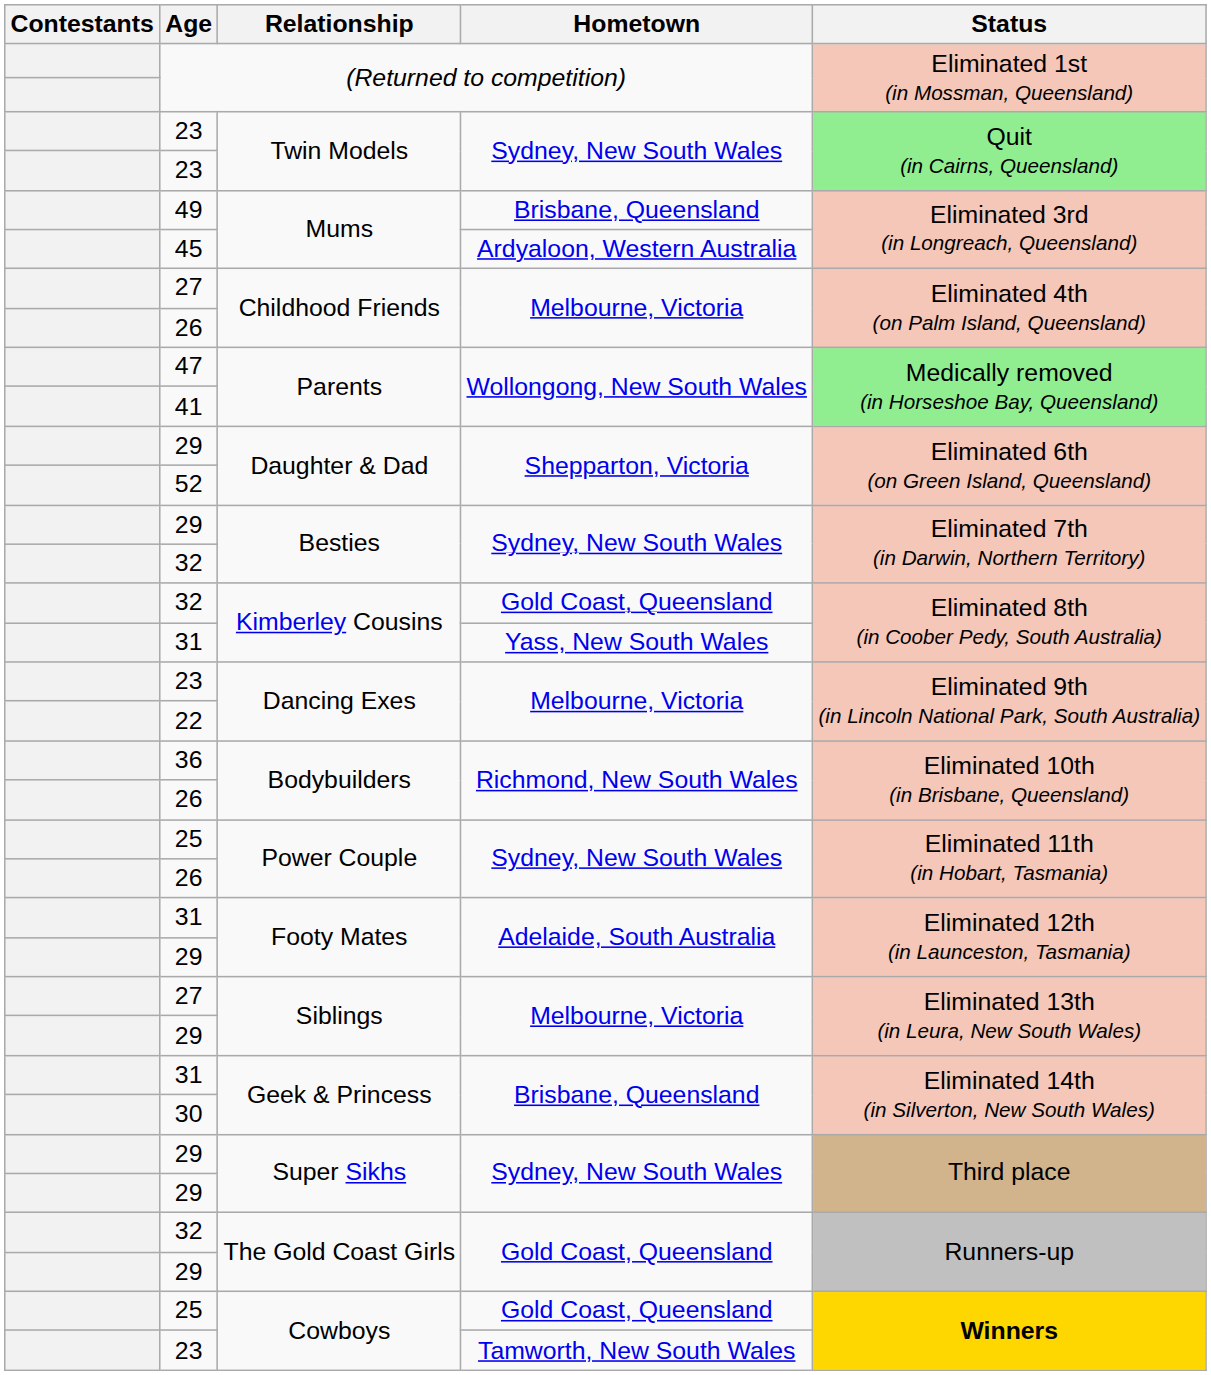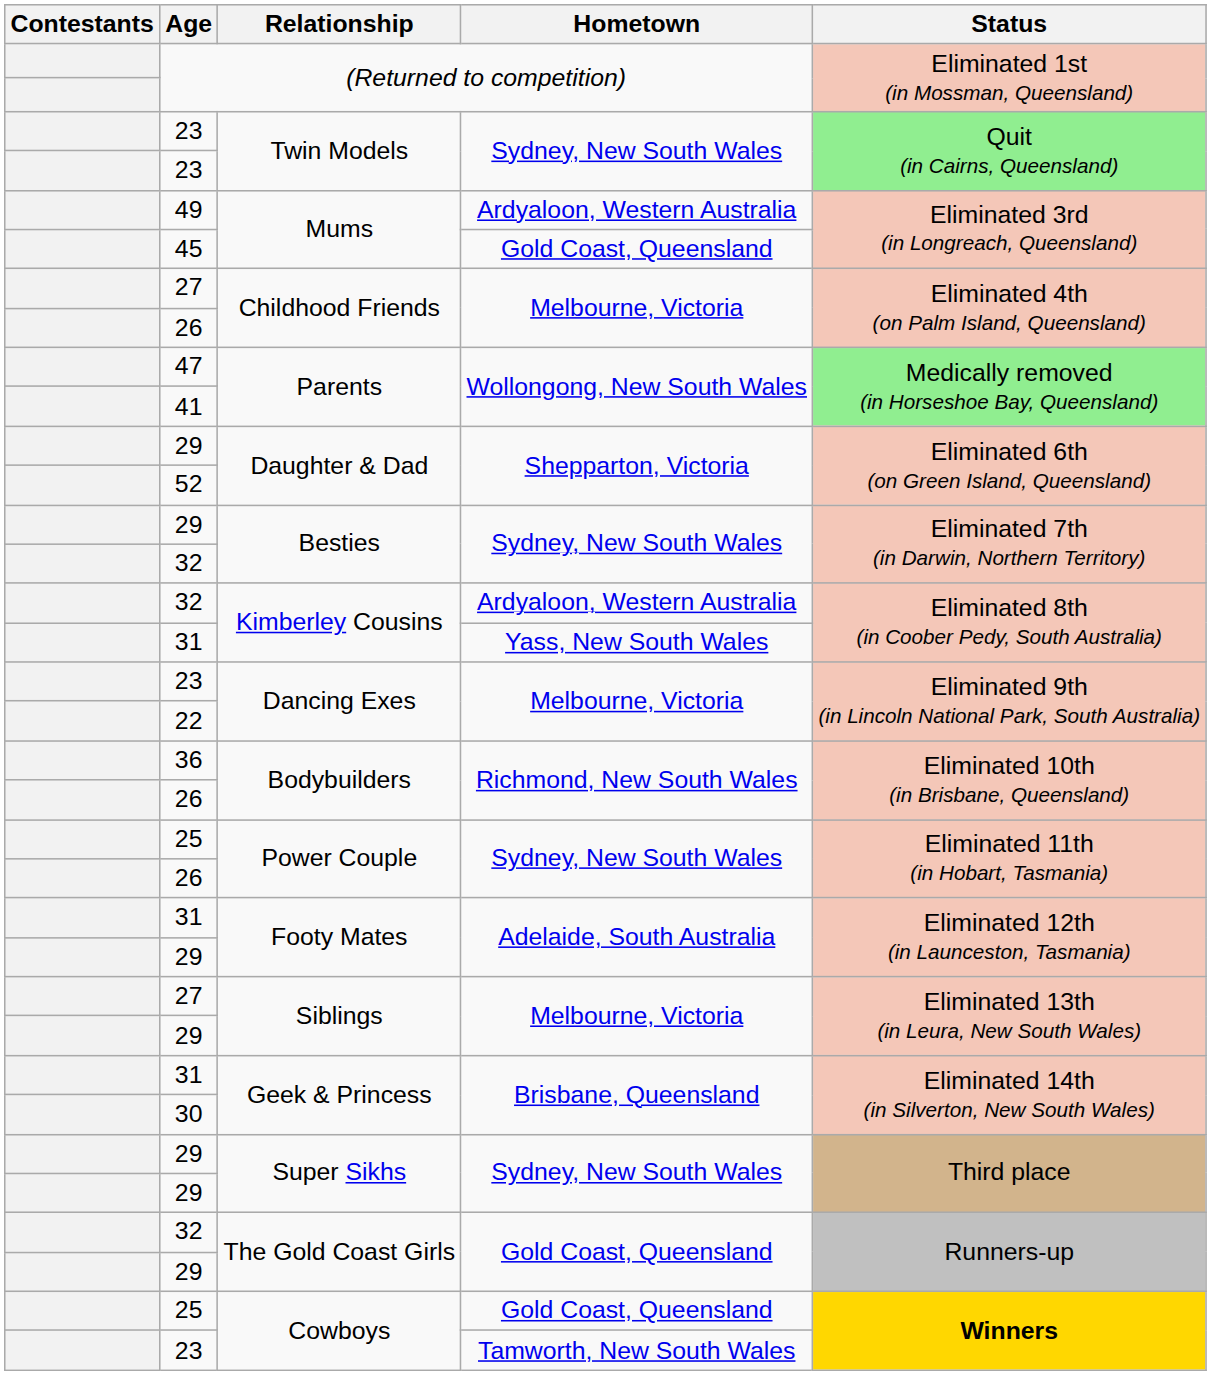(637, 209) Brisbane, Queensland -> (637, 209) Ardyaloon, Western Australia
(637, 248) Ardyaloon, Western Australia -> (637, 248) Gold Coast, Queensland
(637, 602) Gold Coast, Queensland -> (637, 602) Ardyaloon, Western Australia
